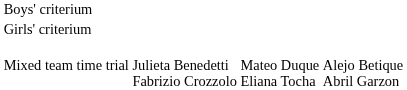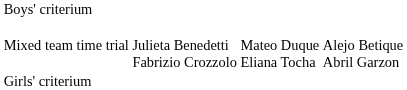rows swapped: (48, 29) <-> (66, 65)
